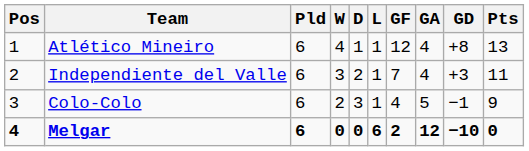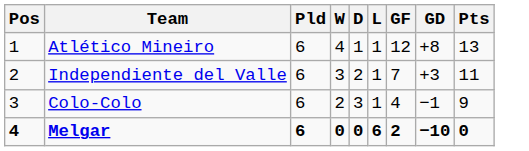- column: (430, 19)
